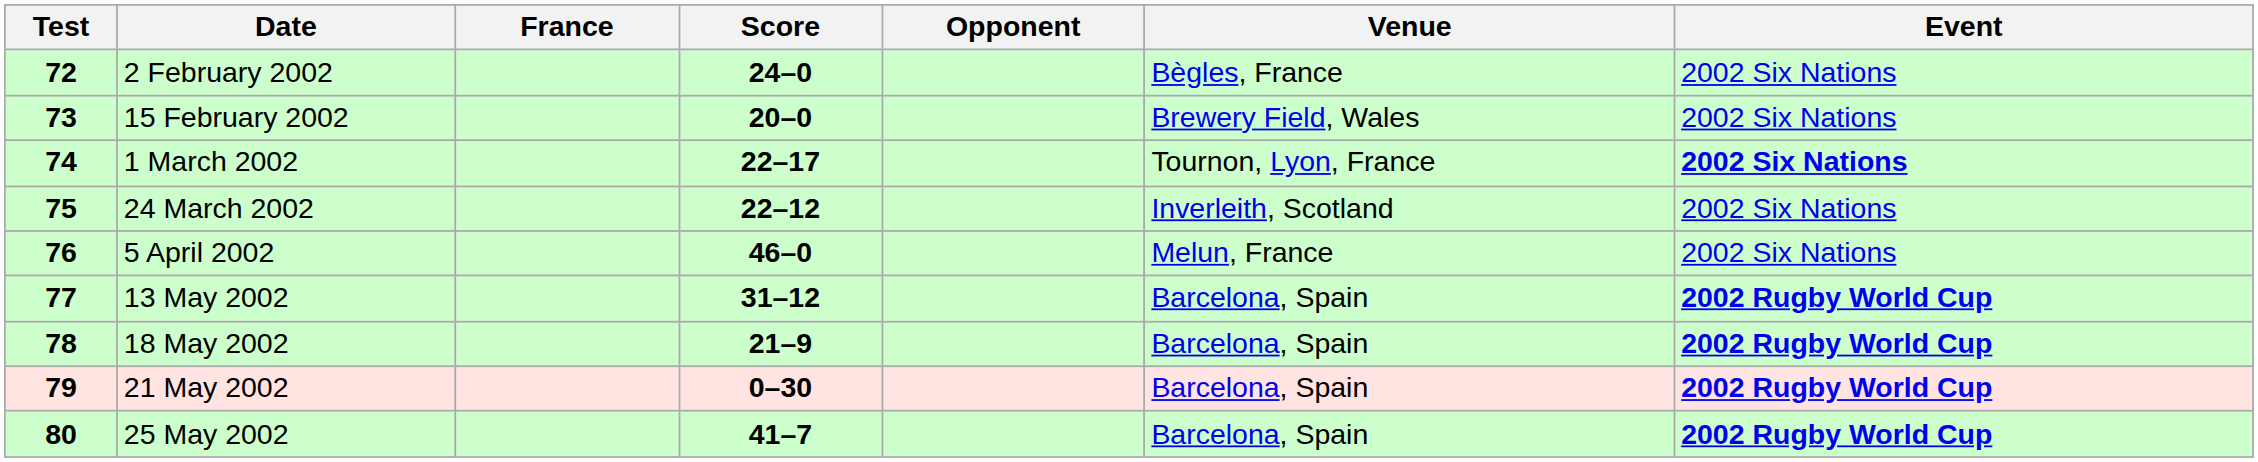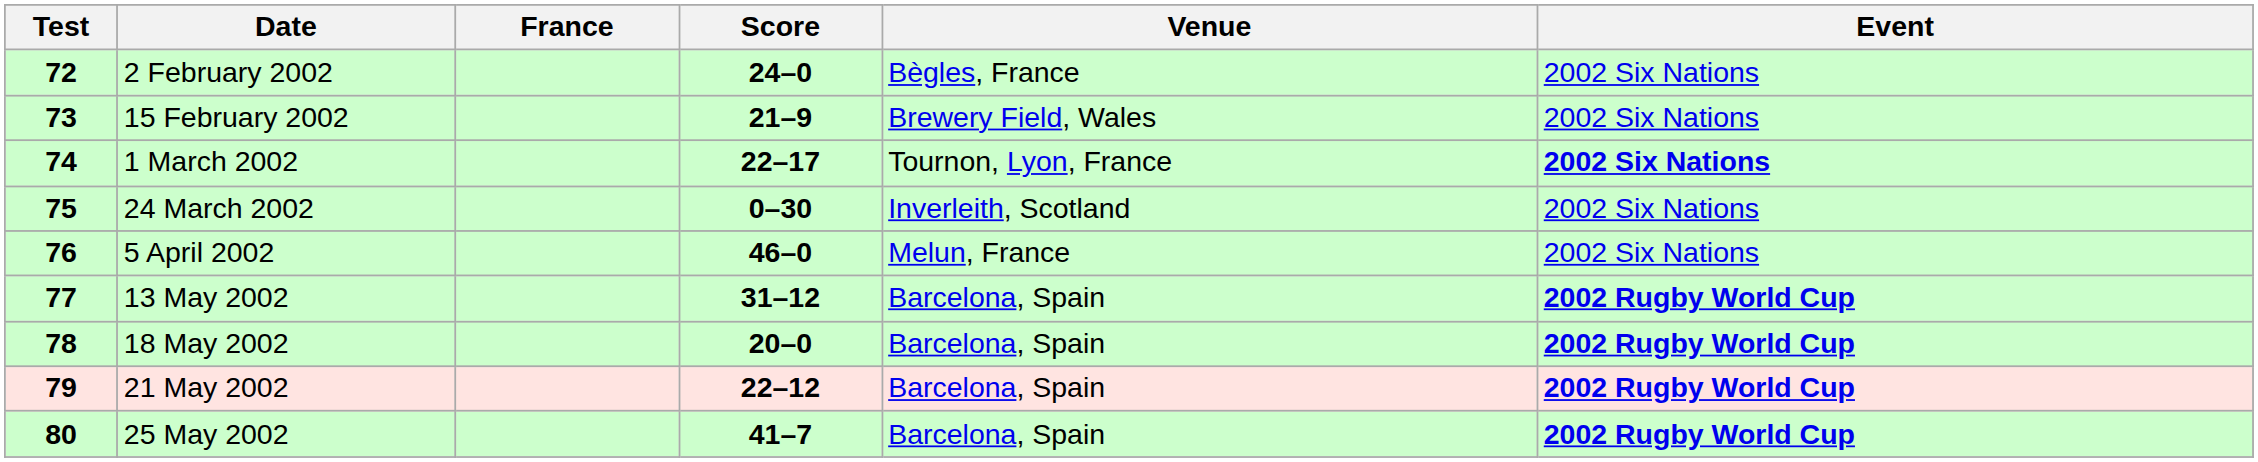- column: (1013, 27)
(780, 117) 20–0 -> (780, 117) 21–9
(780, 207) 22–12 -> (780, 207) 0–30
(780, 343) 21–9 -> (780, 343) 20–0
(780, 388) 0–30 -> (780, 388) 22–12
